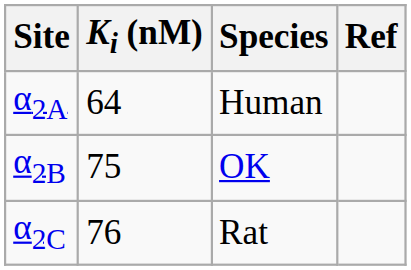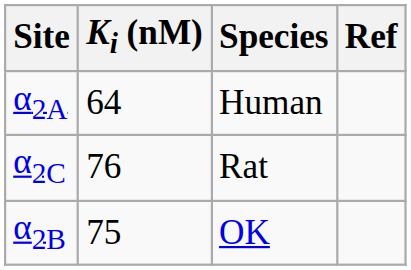rows swapped: (40, 167) <-> (40, 232)
